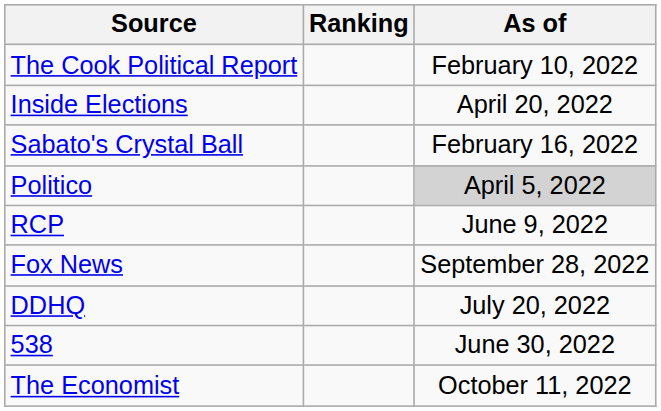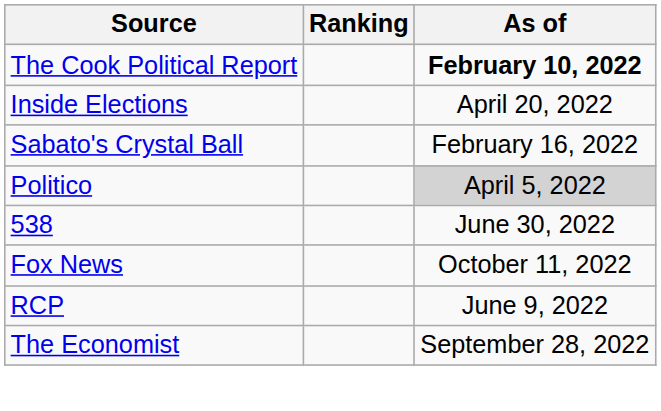(535, 64) normal -> (535, 64) bold
rows swapped: (37, 225) <-> (32, 345)
(535, 265) September 28, 2022 -> (535, 265) October 11, 2022
- row: (48, 305)
(535, 385) October 11, 2022 -> (535, 345) September 28, 2022
